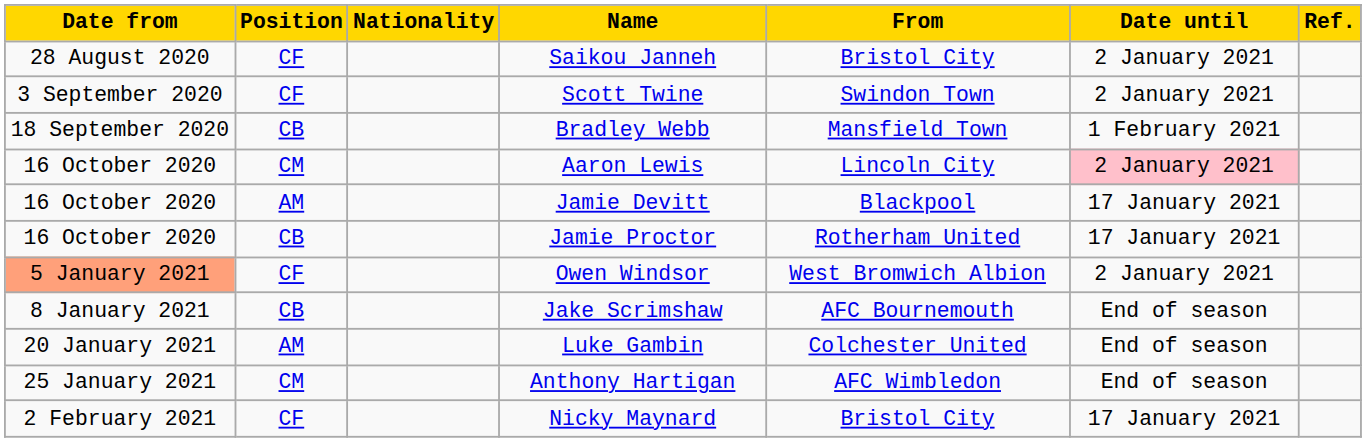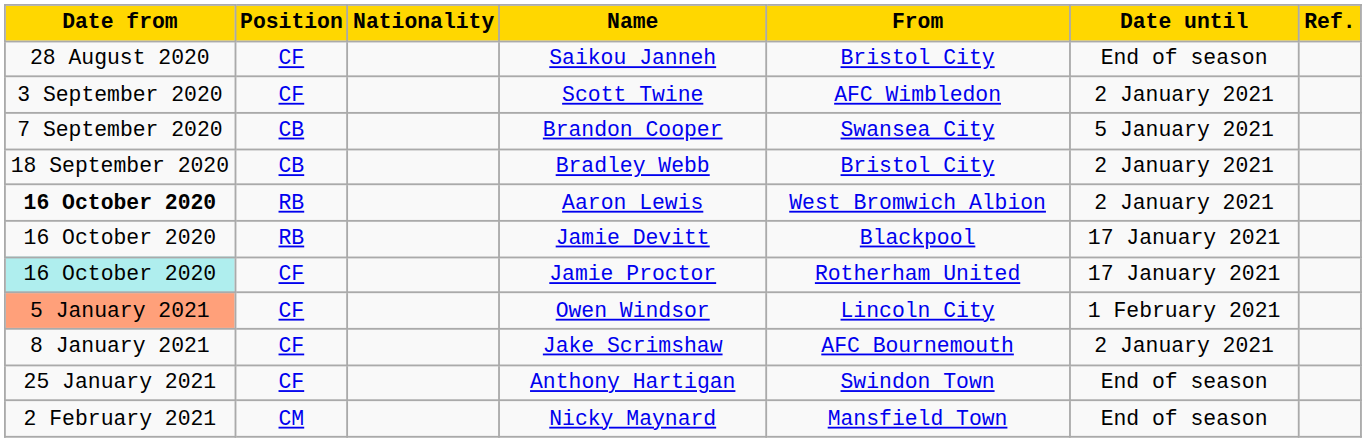(1184, 59) 2 January 2021 -> (1184, 59) End of season
(918, 95) Swindon Town -> (918, 95) AFC Wimbledon
+ row: (633, 131)
(918, 131) Mansfield Town -> (918, 166) Bristol City
(1184, 131) 1 February 2021 -> (1184, 166) 2 January 2021
(120, 166) normal -> (120, 202) bold
(291, 166) CM -> (291, 202) RB
(918, 166) Lincoln City -> (918, 202) West Bromwich Albion
(1184, 166) pink background -> (1184, 202) no background
(291, 202) AM -> (291, 238) RB
(120, 238) no background -> (120, 274) paleturquoise background
(291, 238) CB -> (291, 274) CF
(918, 274) West Bromwich Albion -> (918, 310) Lincoln City
(1184, 274) 2 January 2021 -> (1184, 310) 1 February 2021
(291, 310) CB -> (291, 346) CF
(1184, 310) End of season -> (1184, 346) 2 January 2021
- row: (633, 346)
(291, 382) CM -> (291, 382) CF
(918, 382) AFC Wimbledon -> (918, 382) Swindon Town
(291, 418) CF -> (291, 418) CM
(918, 418) Bristol City -> (918, 418) Mansfield Town
(1184, 418) 17 January 2021 -> (1184, 418) End of season
